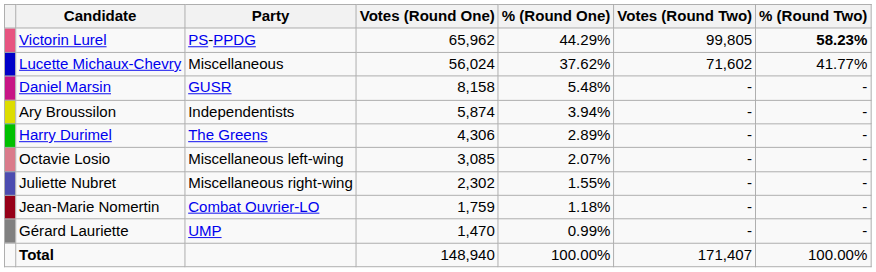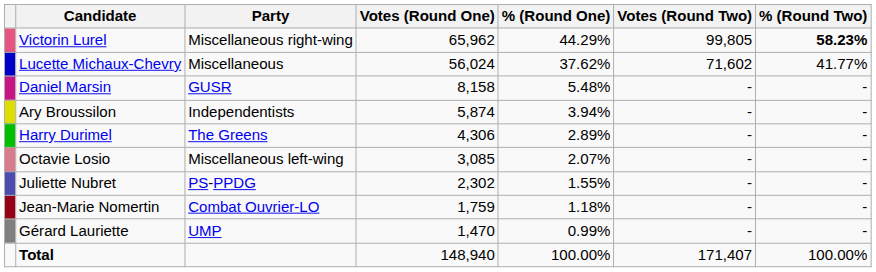(222, 40) PS-PPDG -> (270, 40) Miscellaneous right-wing
(270, 183) Miscellaneous right-wing -> (222, 183) PS-PPDG
